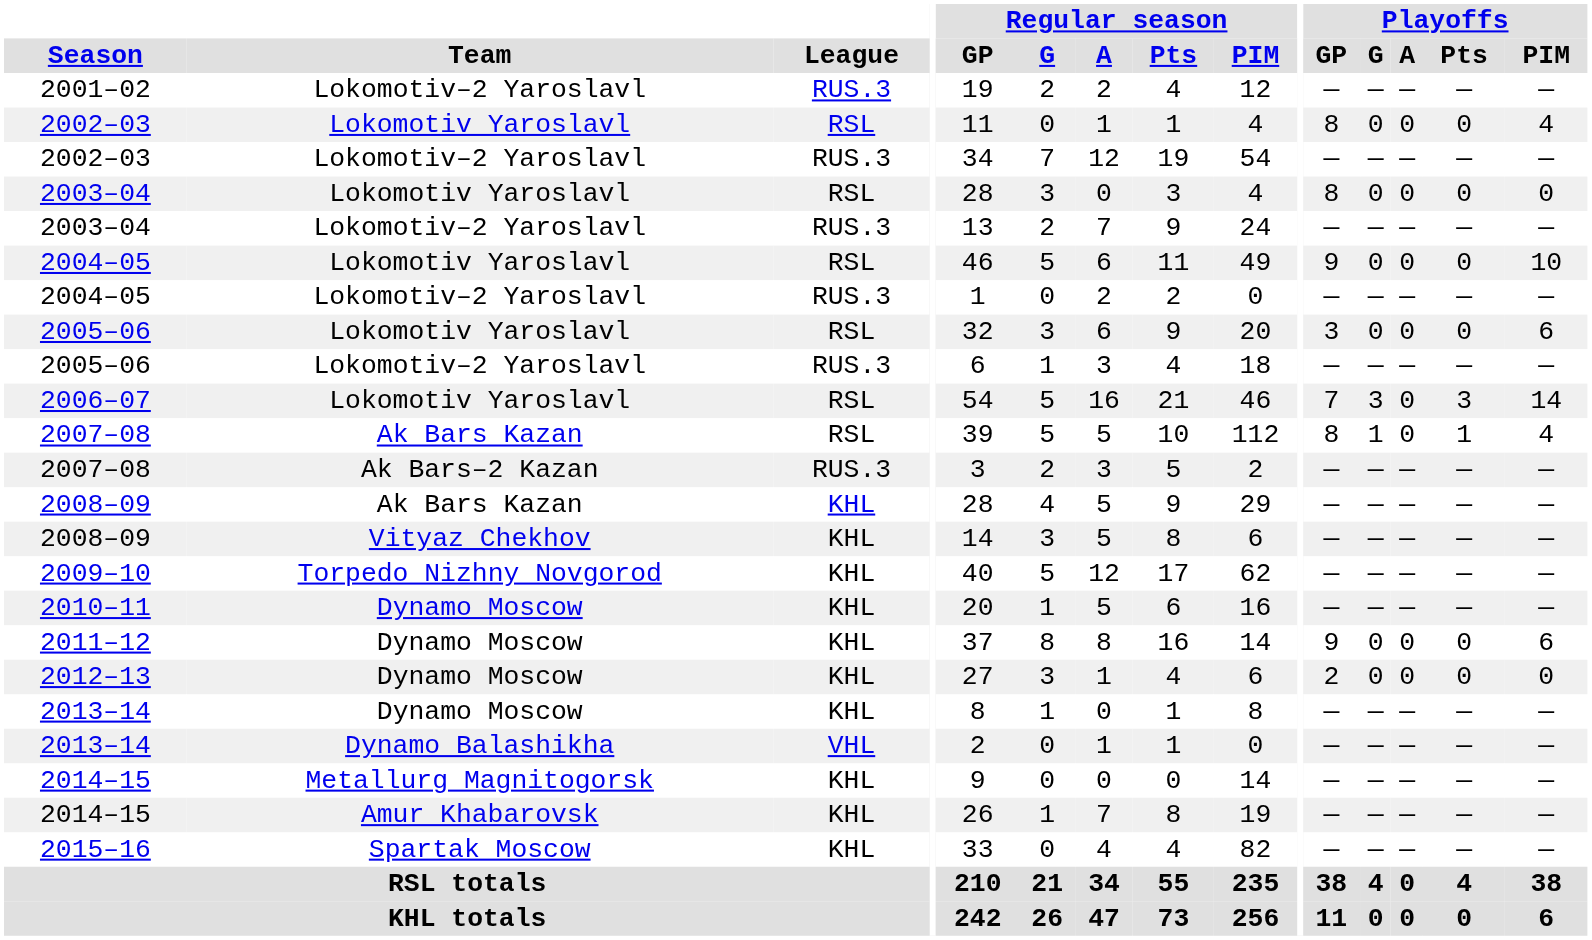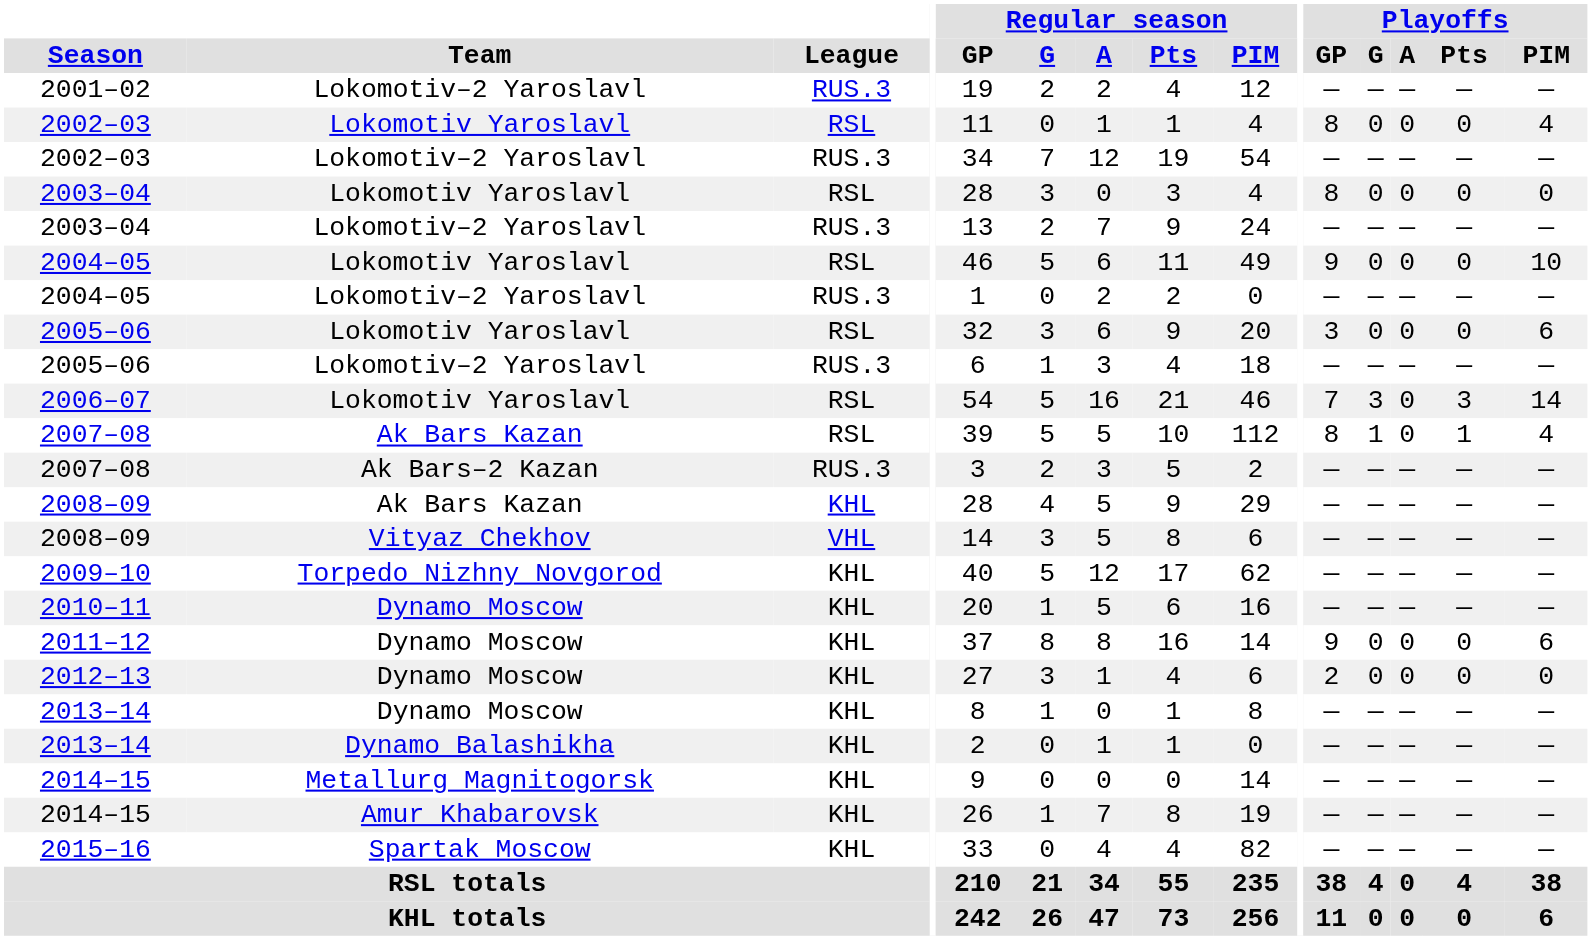(851, 539) KHL -> (851, 539) VHL
(851, 746) VHL -> (851, 746) KHL
